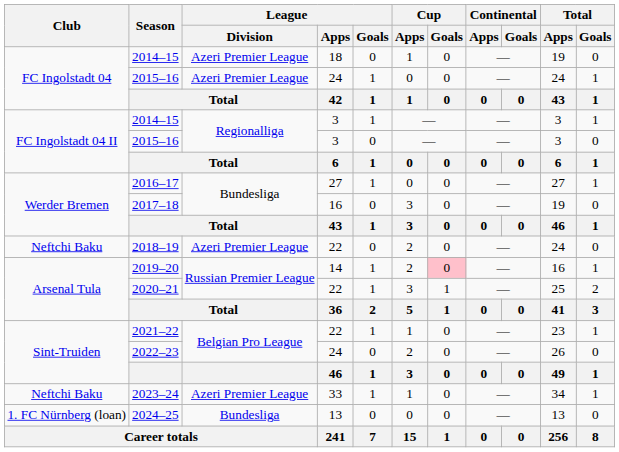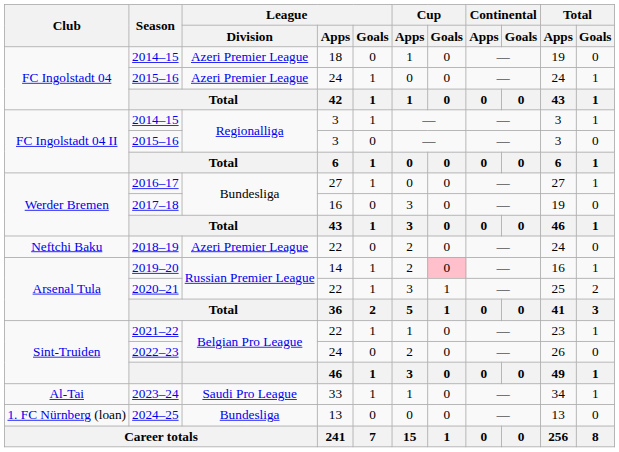(67, 394) Neftchi Baku -> (67, 394) Al-Tai
(250, 394) Azeri Premier League -> (250, 394) Saudi Pro League
